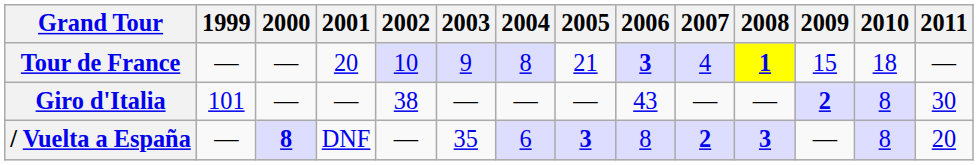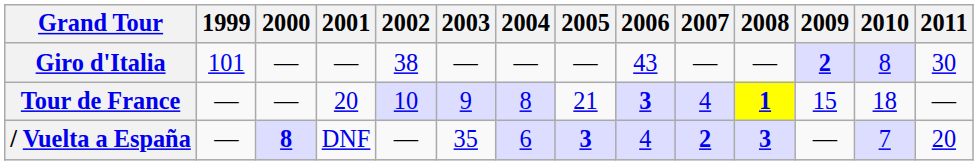rows swapped: (101, 100) <-> (101, 62)
(645, 139) 8 -> (645, 139) 4
(885, 139) 8 -> (885, 139) 7
